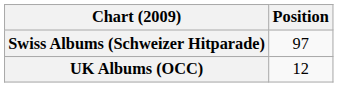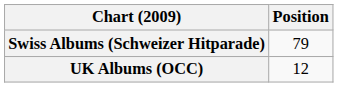(301, 43) 97 -> (301, 43) 79
